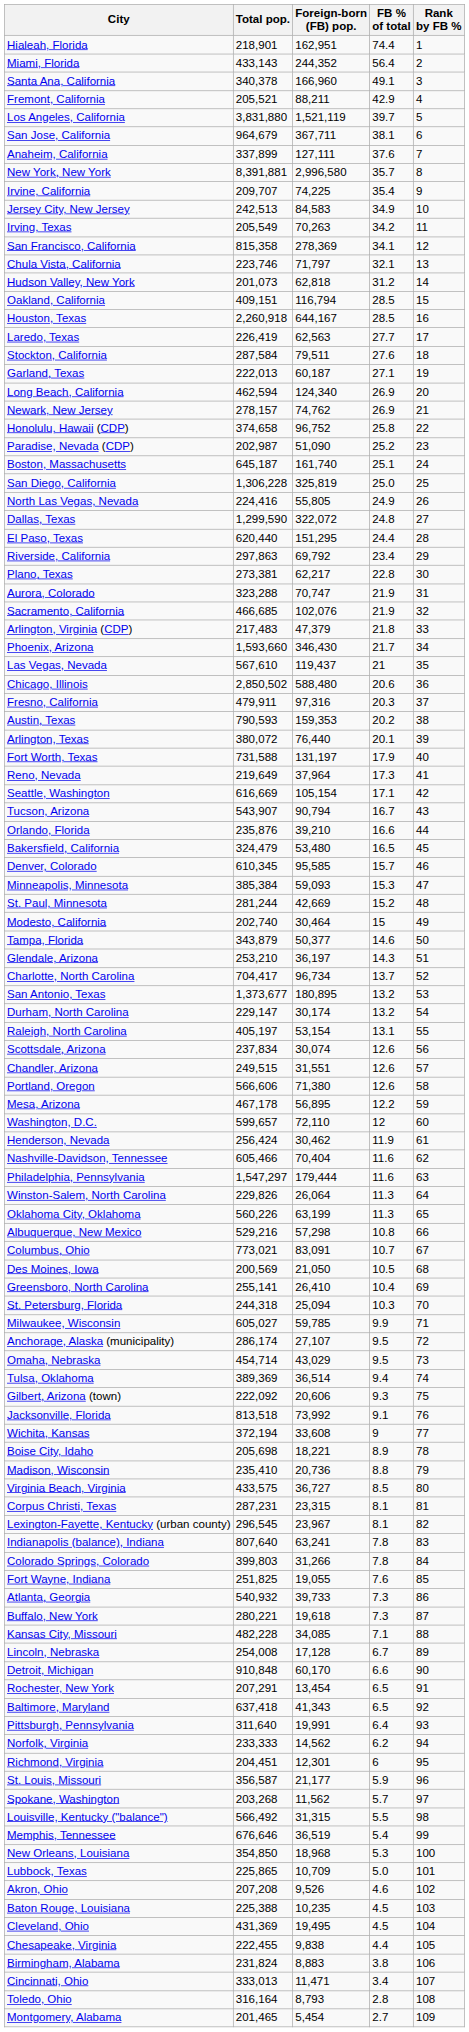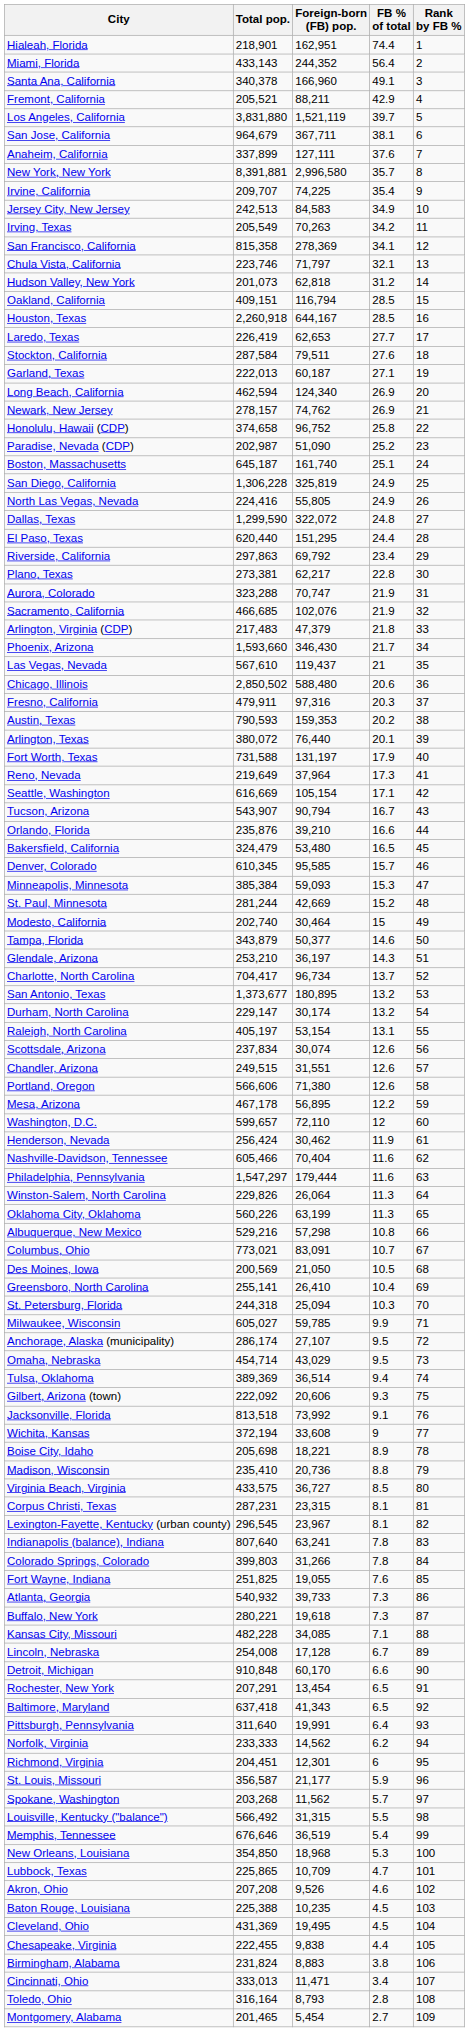(313, 337) 62,563 -> (313, 337) 62,653
(383, 483) 25.0 -> (383, 483) 24.9
(380, 1871) 5.0 -> (380, 1871) 4.7
